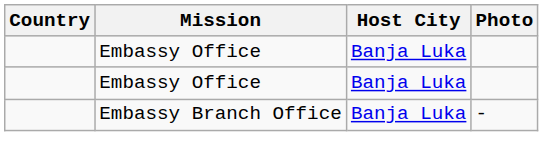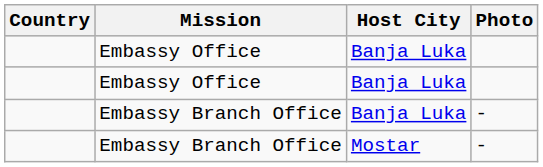+ row: (221, 146)
